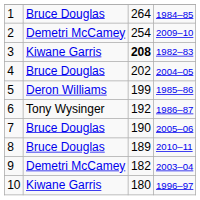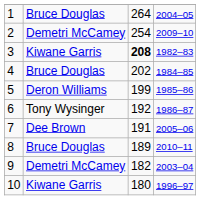(175, 14) 1984–85 -> (175, 14) 2004–05
(175, 71) 2004–05 -> (175, 71) 1984–85
(65, 128) Bruce Douglas -> (56, 128) Dee Brown
(141, 128) 190 -> (141, 128) 191
